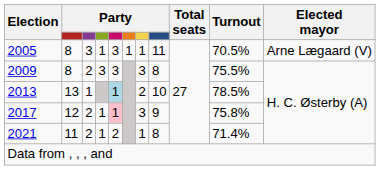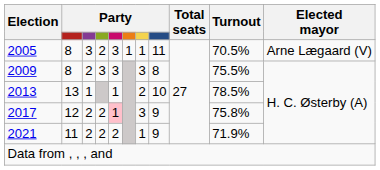(102, 50) 1 -> (102, 50) 2
(116, 92) lightblue background -> (116, 92) no background
(102, 112) 1 -> (102, 112) 2
(102, 133) 1 -> (102, 133) 2
(156, 133) 8 -> (156, 133) 9
(231, 133) 71.4% -> (231, 133) 71.9%
